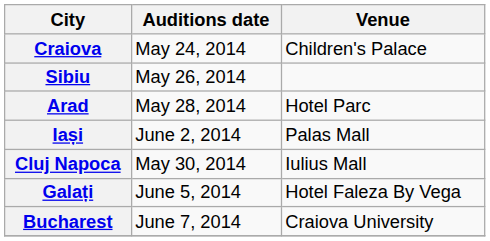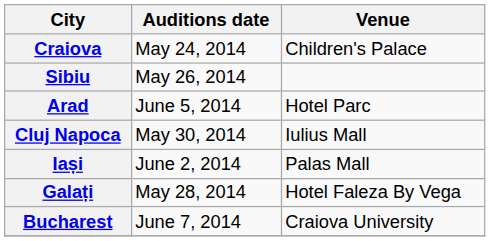(191, 106) May 28, 2014 -> (188, 106) June 5, 2014
rows swapped: (68, 164) <-> (68, 135)
(188, 193) June 5, 2014 -> (191, 193) May 28, 2014
